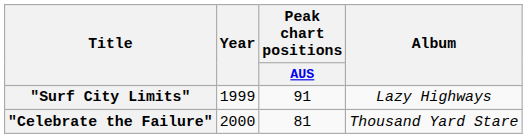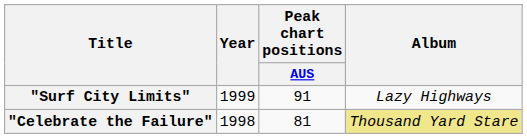(238, 122) 2000 -> (238, 122) 1998
(434, 122) no background -> (434, 122) khaki background
